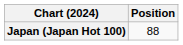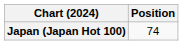(153, 31) 88 -> (153, 31) 74
